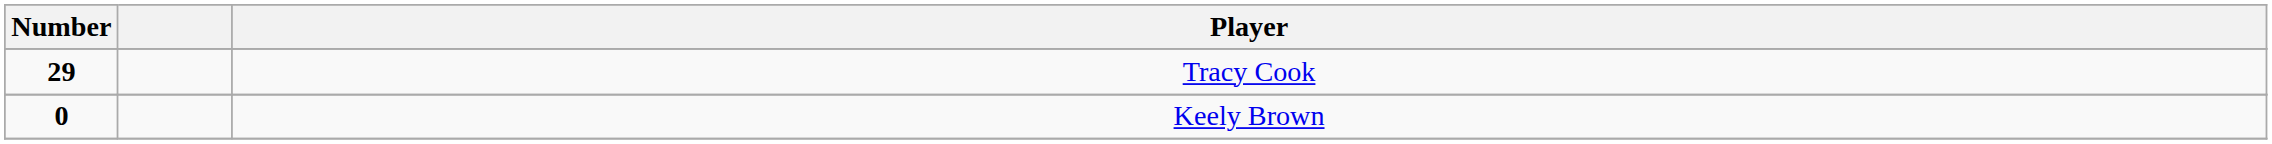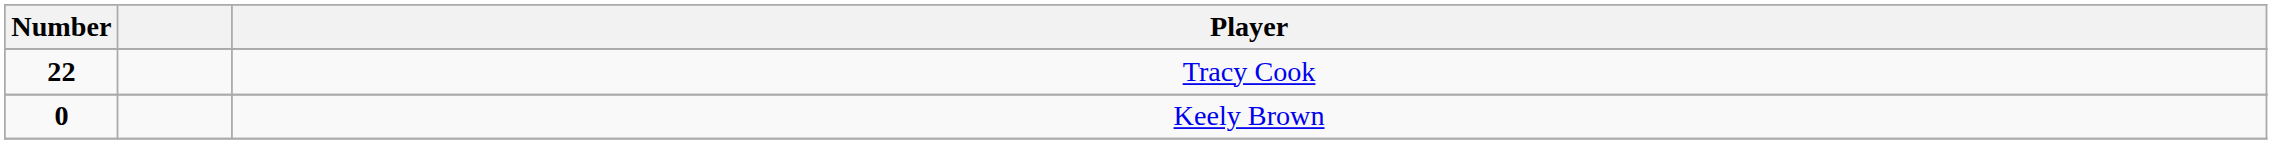(61, 71) 29 -> (61, 71) 22
